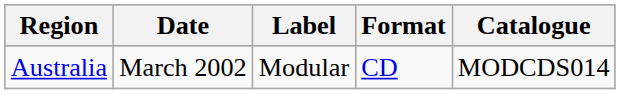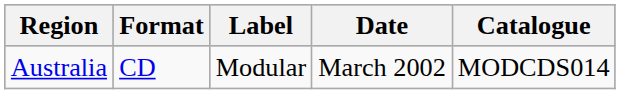columns swapped: (183, 25) <-> (404, 25)
